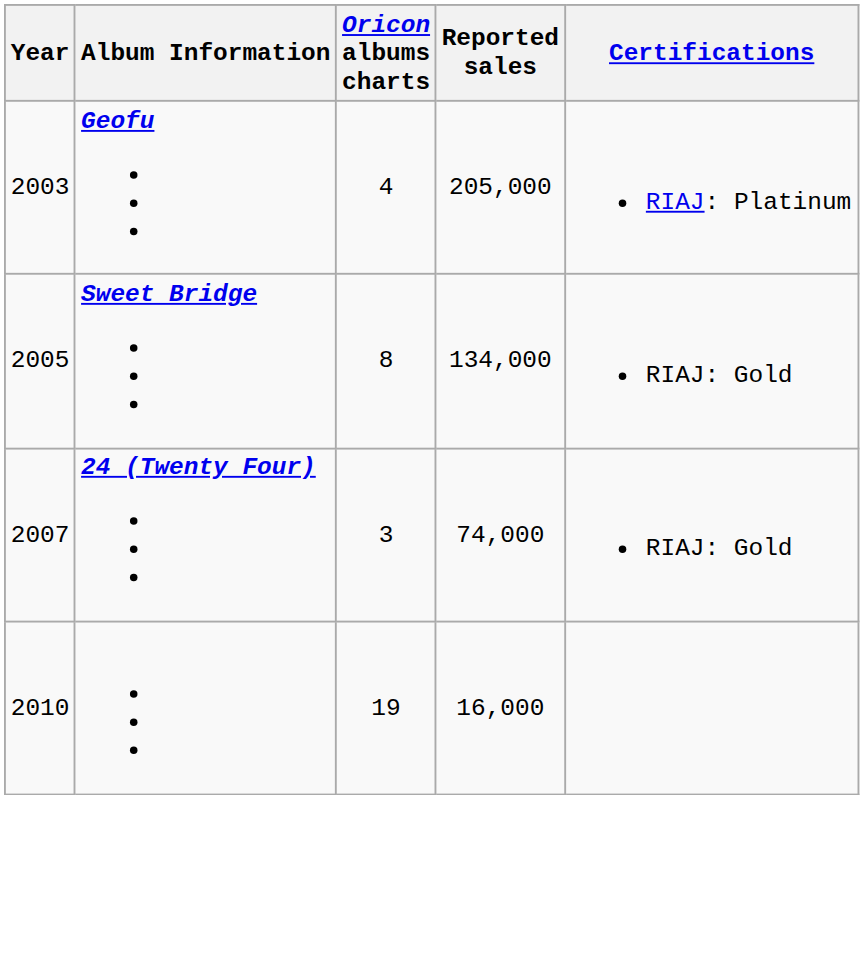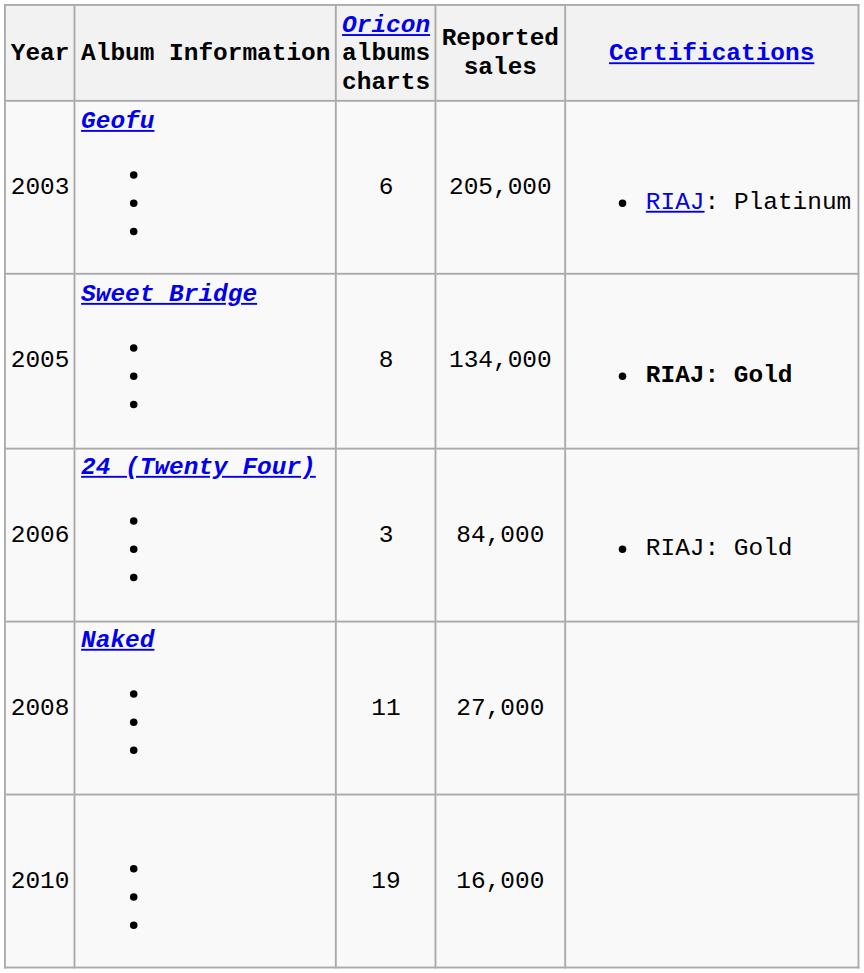(386, 188) 4 -> (386, 188) 6
(712, 375) normal -> (712, 375) bold
(40, 534) 2007 -> (40, 534) 2006
(500, 534) 74,000 -> (500, 534) 84,000
+ row: (206, 696)
